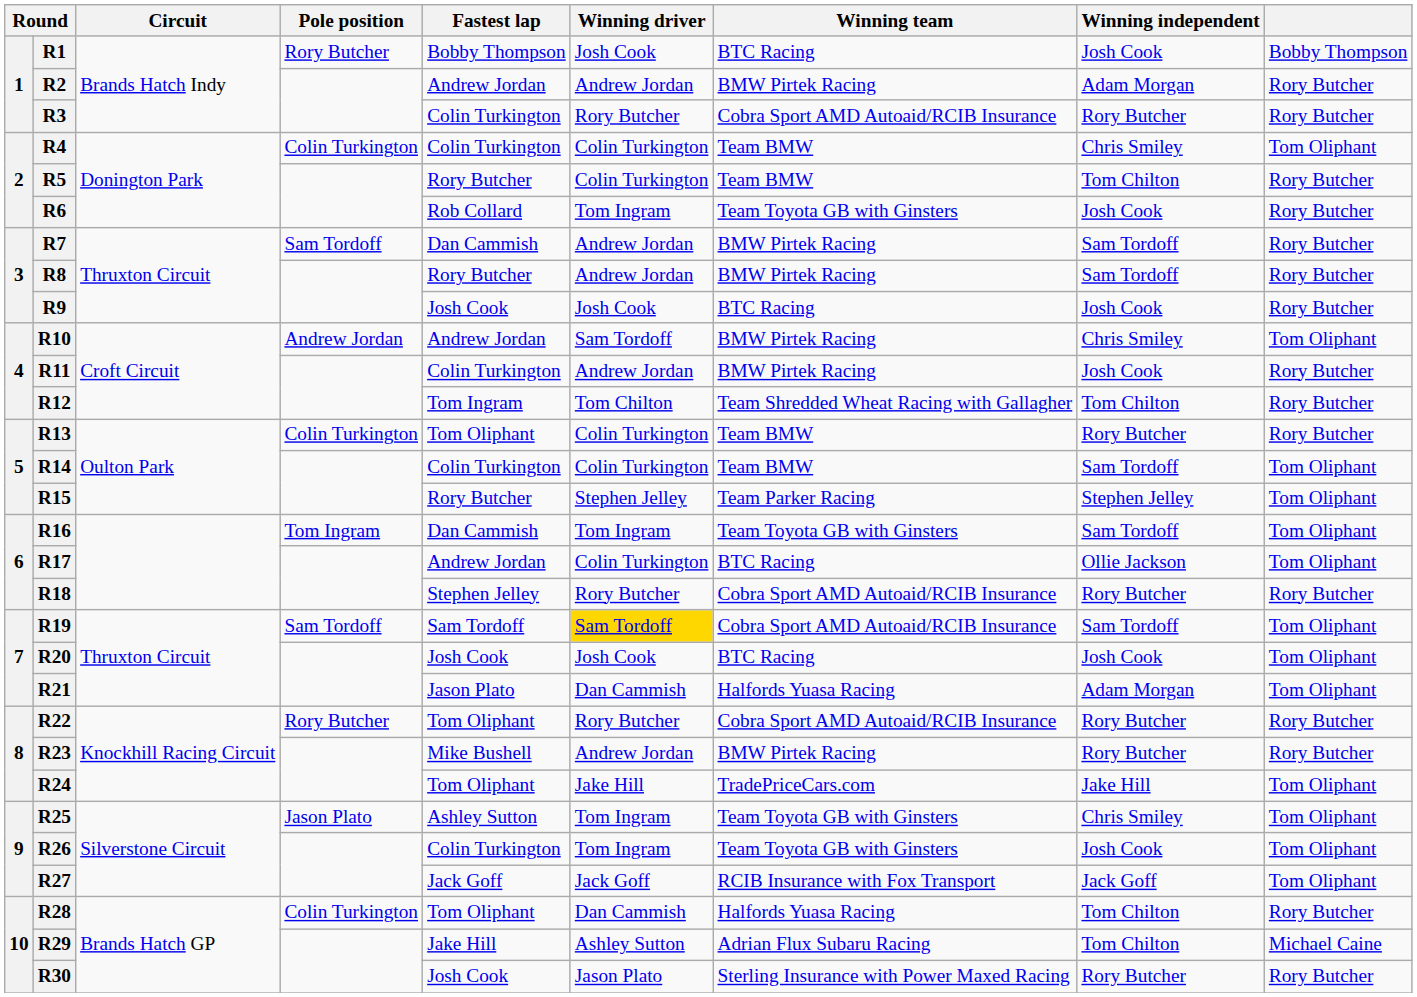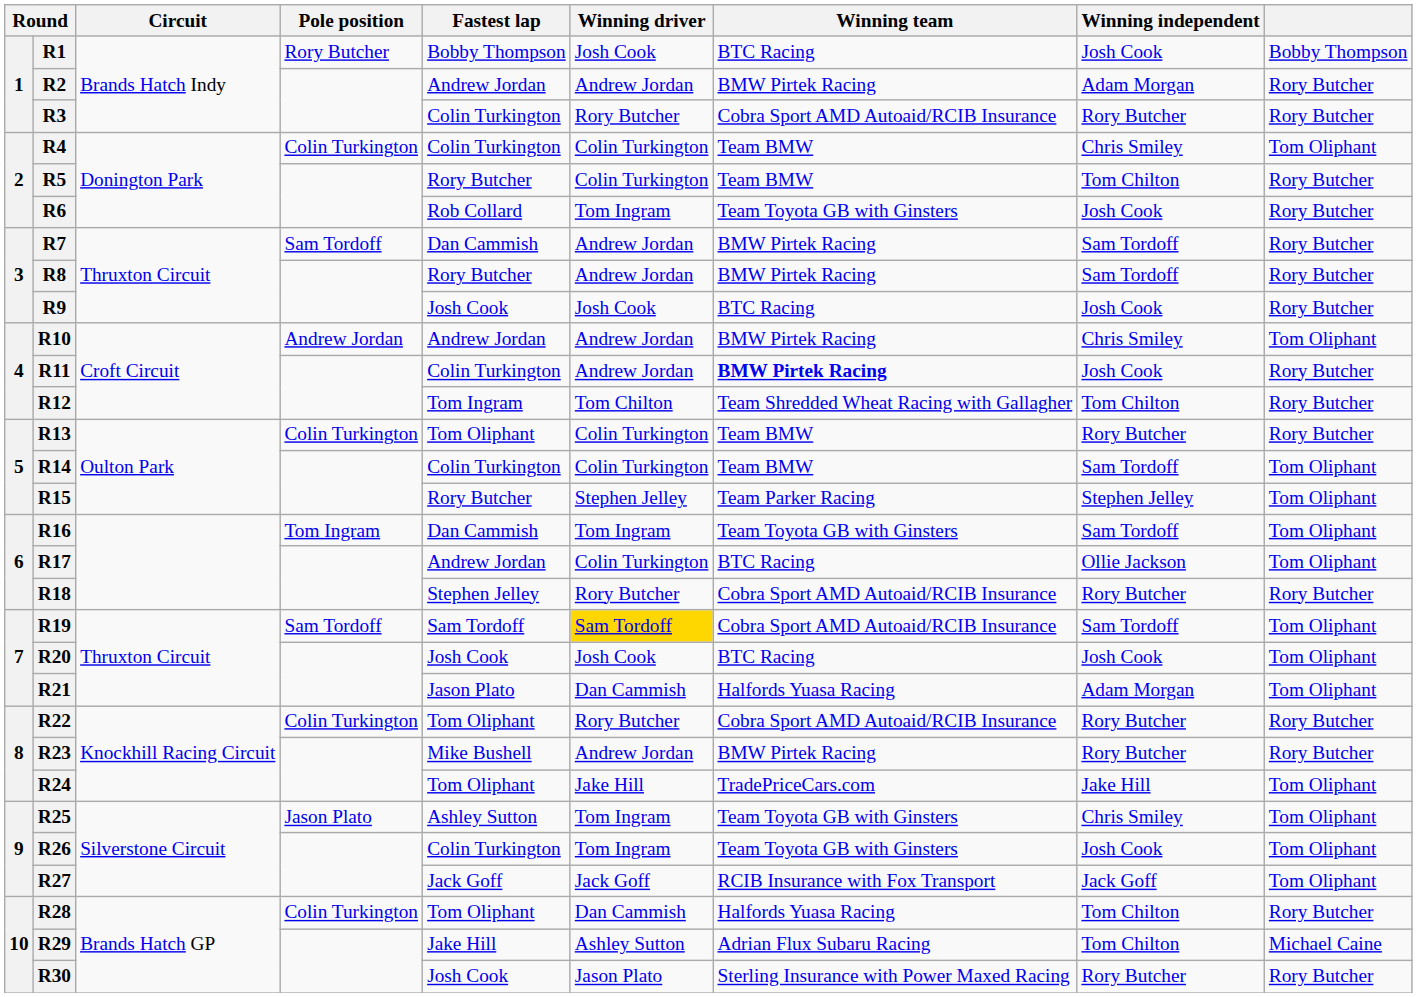(623, 338) Sam Tordoff -> (634, 338) Andrew Jordan
(797, 370) normal -> (802, 370) bold
(337, 720) Rory Butcher -> (351, 720) Colin Turkington
